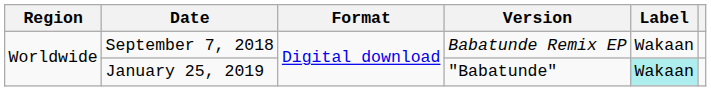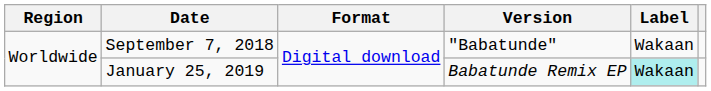(537, 45) Babatunde Remix EP -> (503, 45) "Babatunde"
(503, 72) "Babatunde" -> (537, 72) Babatunde Remix EP
